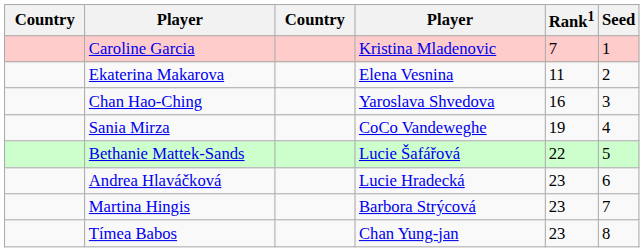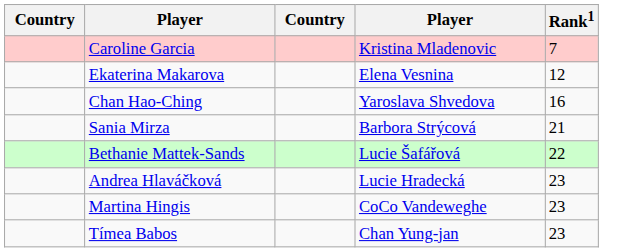- column: (619, 19)
(557, 74) 11 -> (557, 74) 12
(423, 127) CoCo Vandeweghe -> (417, 127) Barbora Strýcová
(557, 127) 19 -> (557, 127) 21
(417, 206) Barbora Strýcová -> (423, 206) CoCo Vandeweghe
